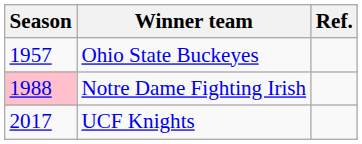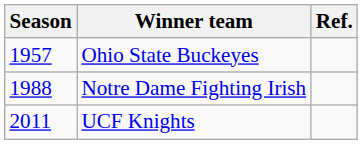(31, 88) pink background -> (31, 88) no background
(31, 121) 2017 -> (30, 121) 2011
